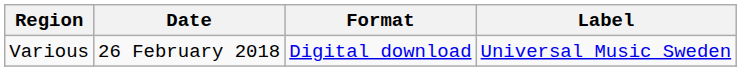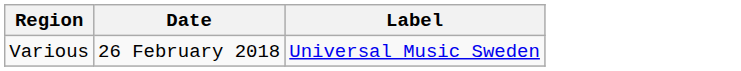- column: (380, 20)
